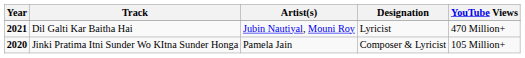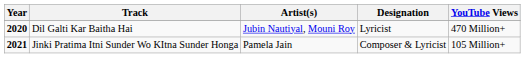(17, 28) 2021 -> (17, 28) 2020
(17, 45) 2020 -> (17, 45) 2021
